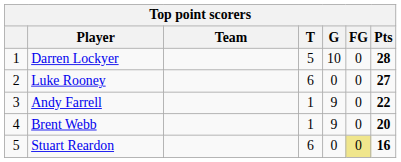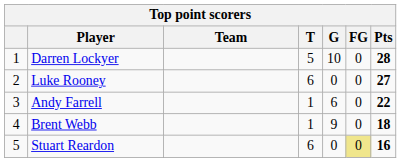(334, 102) 9 -> (334, 102) 6
(384, 124) 20 -> (384, 124) 18
